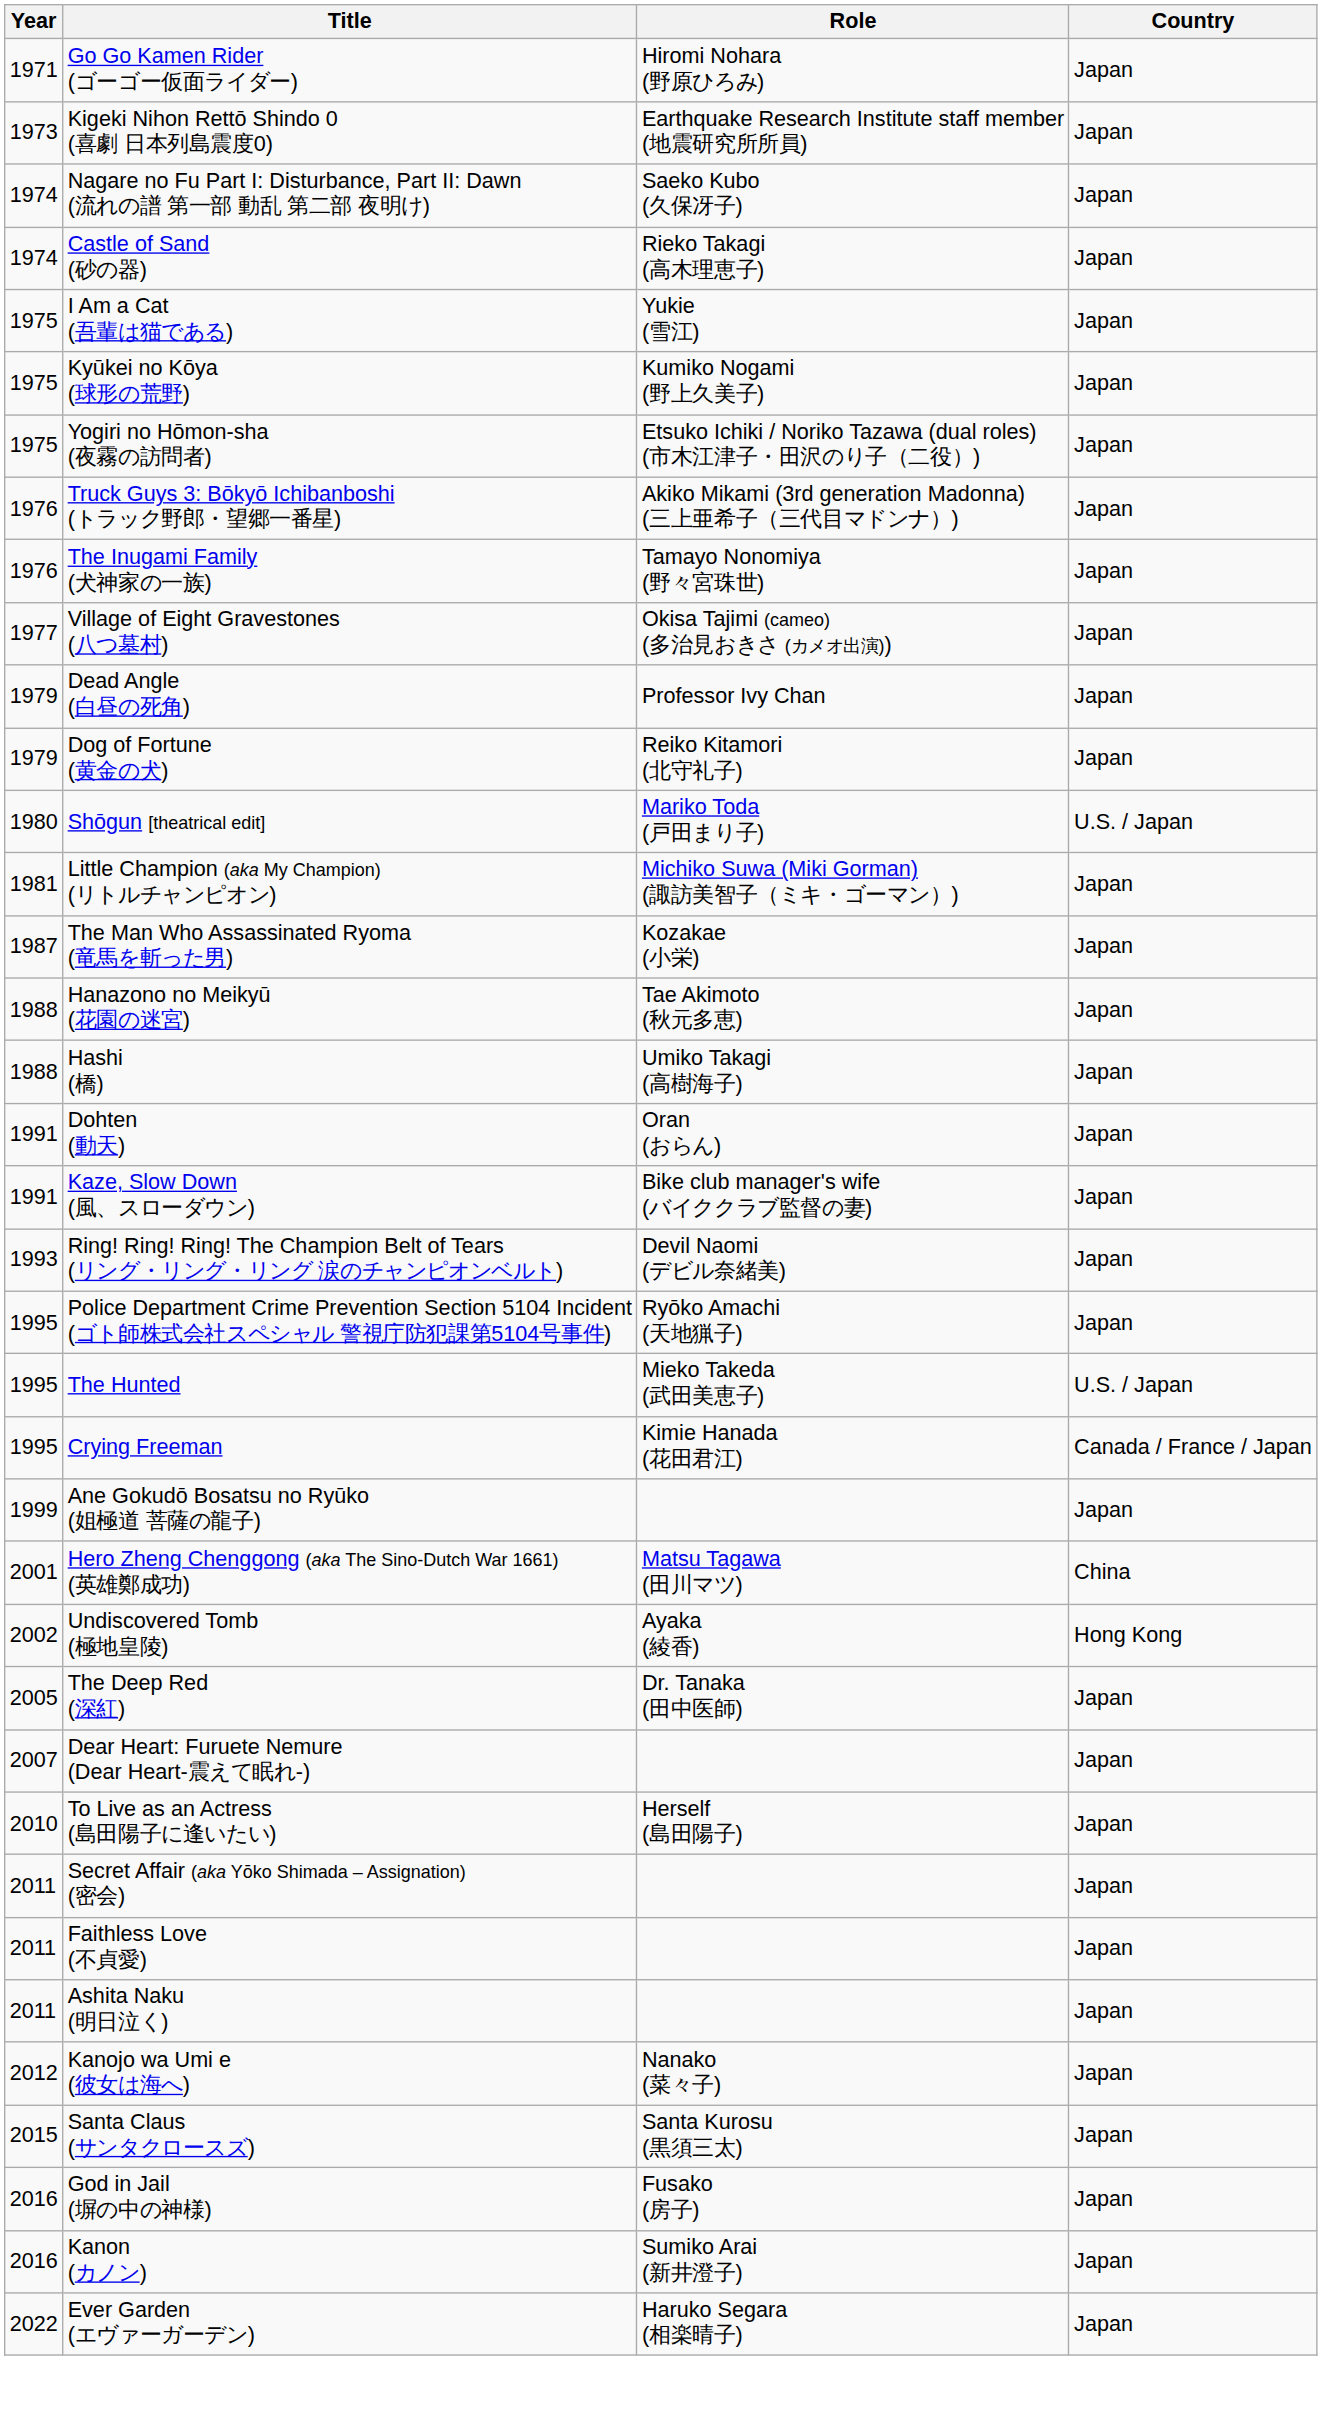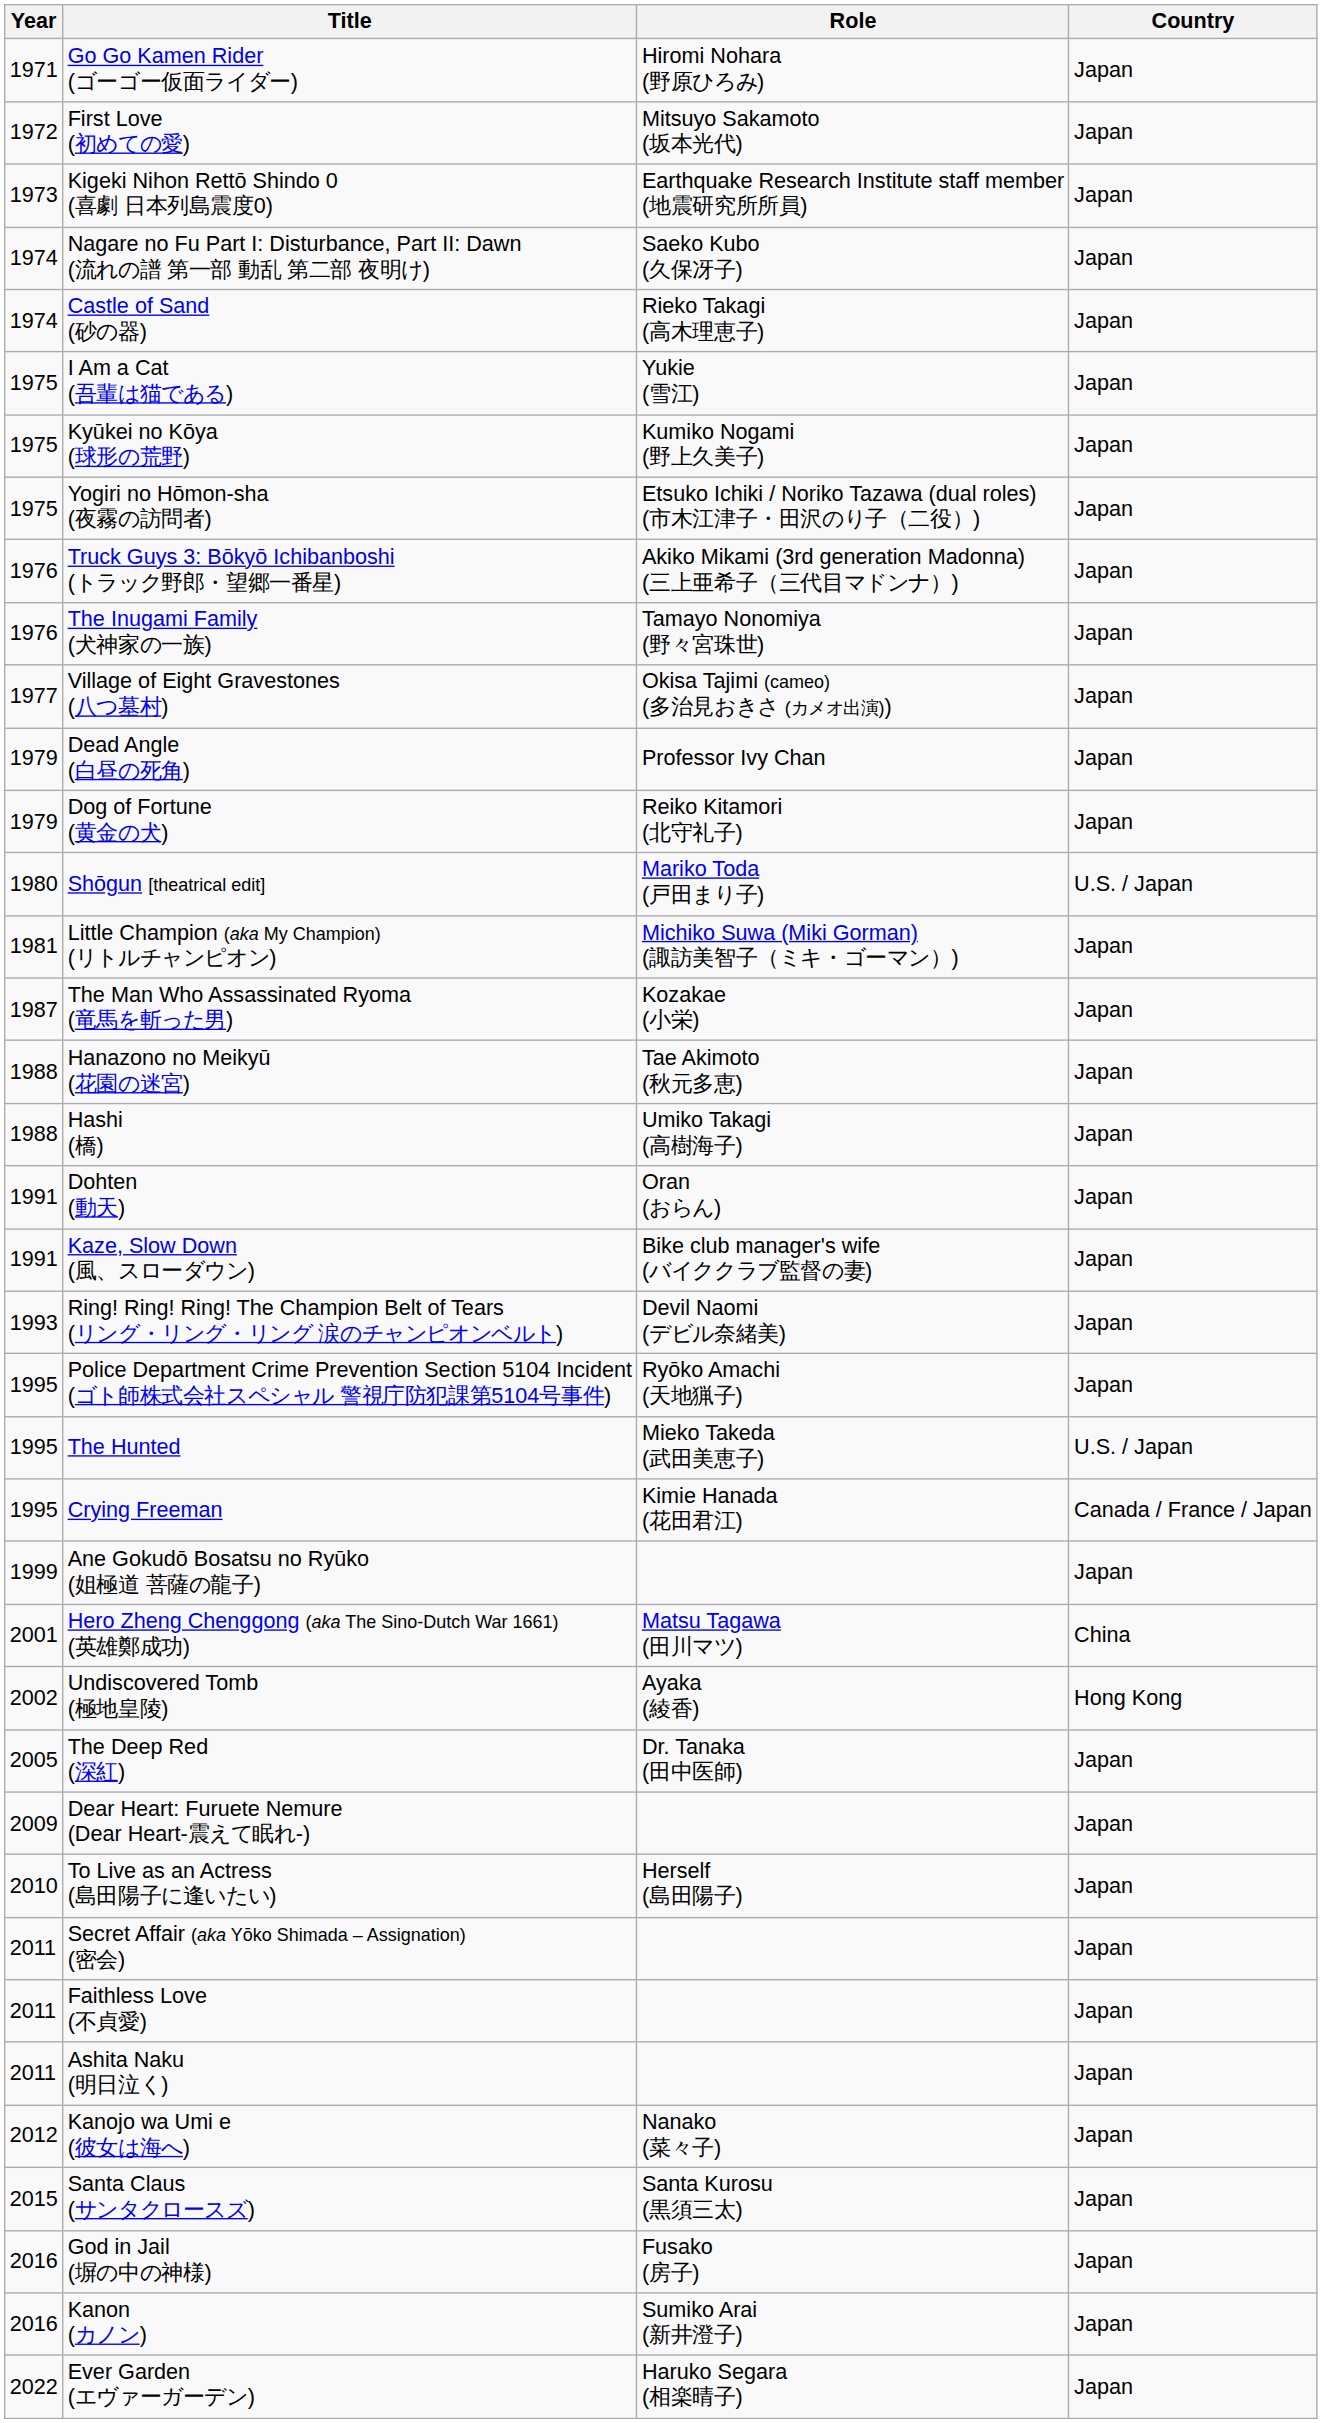+ row: (129, 131)
(34, 1760) 2007 -> (34, 1823) 2009
